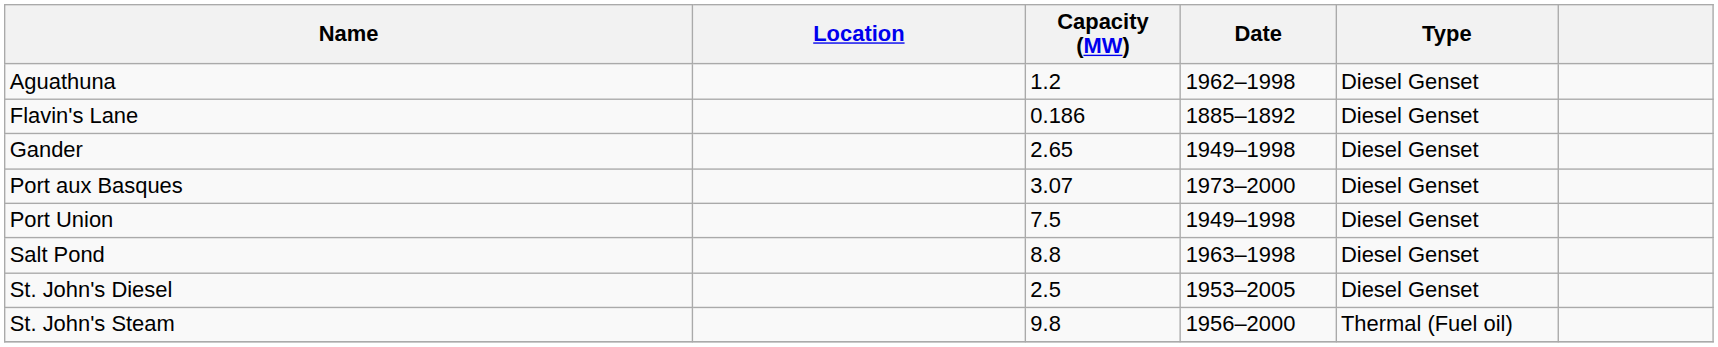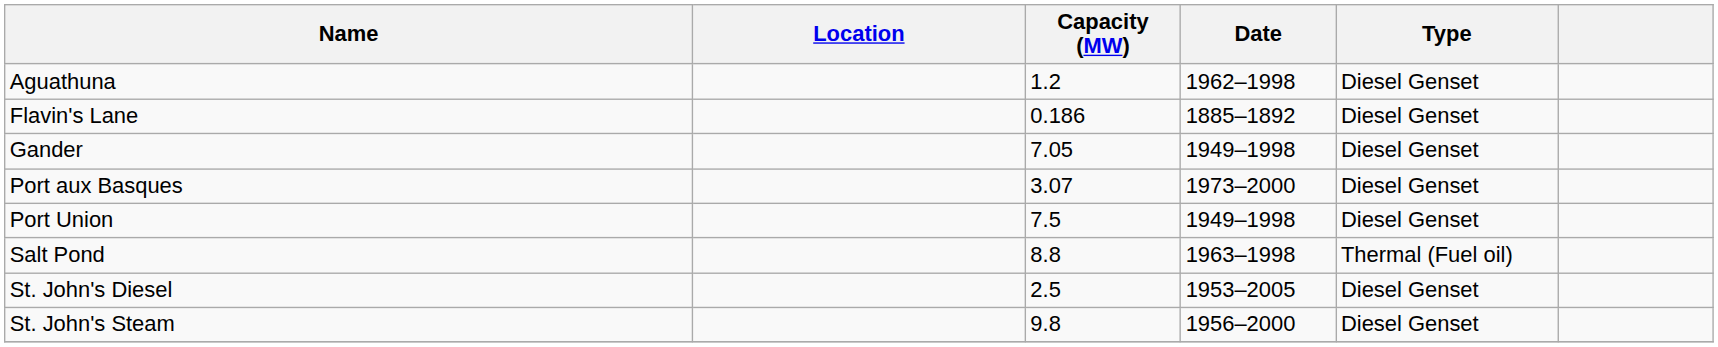(1052, 150) 2.65 -> (1052, 150) 7.05
(1410, 255) Diesel Genset -> (1427, 255) Thermal (Fuel oil)
(1427, 324) Thermal (Fuel oil) -> (1410, 324) Diesel Genset
